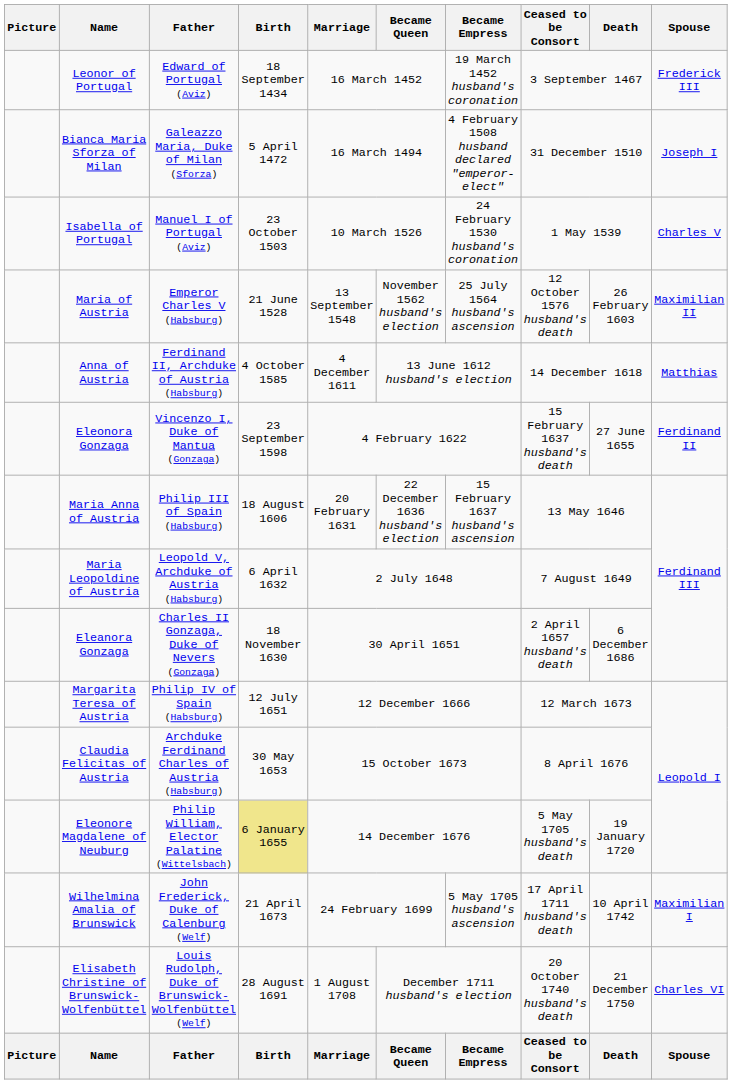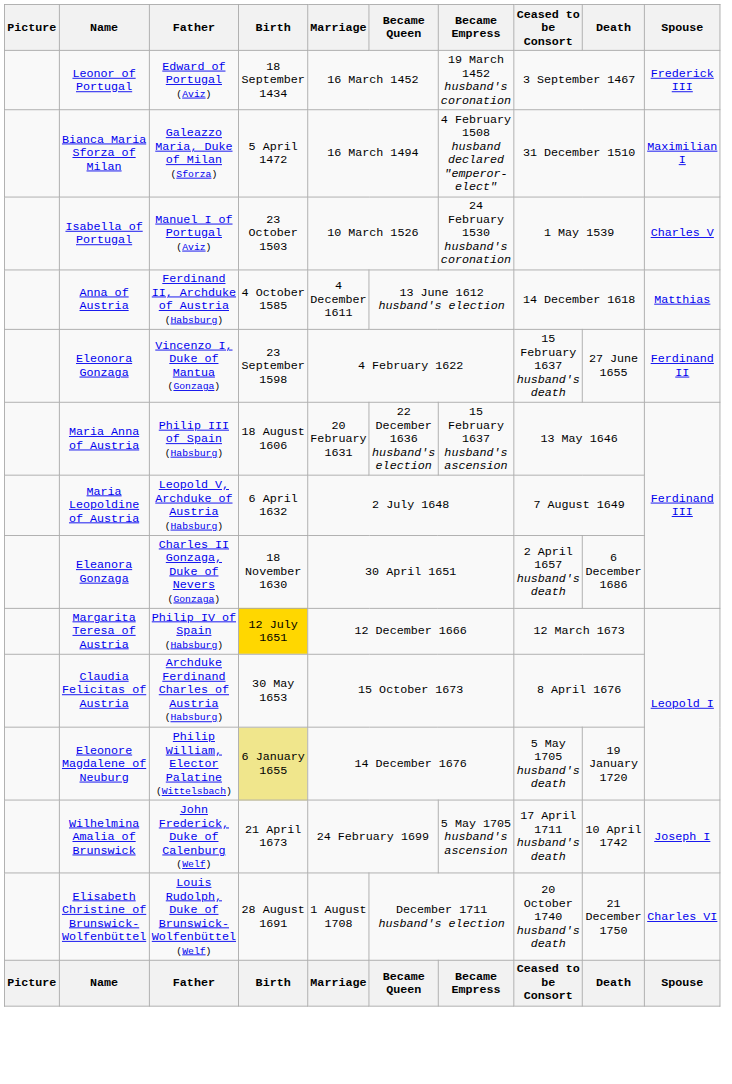(689, 153) Joseph I -> (682, 153) Maximilian I
- row: (104, 306)
(273, 704) no background -> (273, 631) gold background
(689, 910) Maximilian I -> (682, 837) Joseph I
